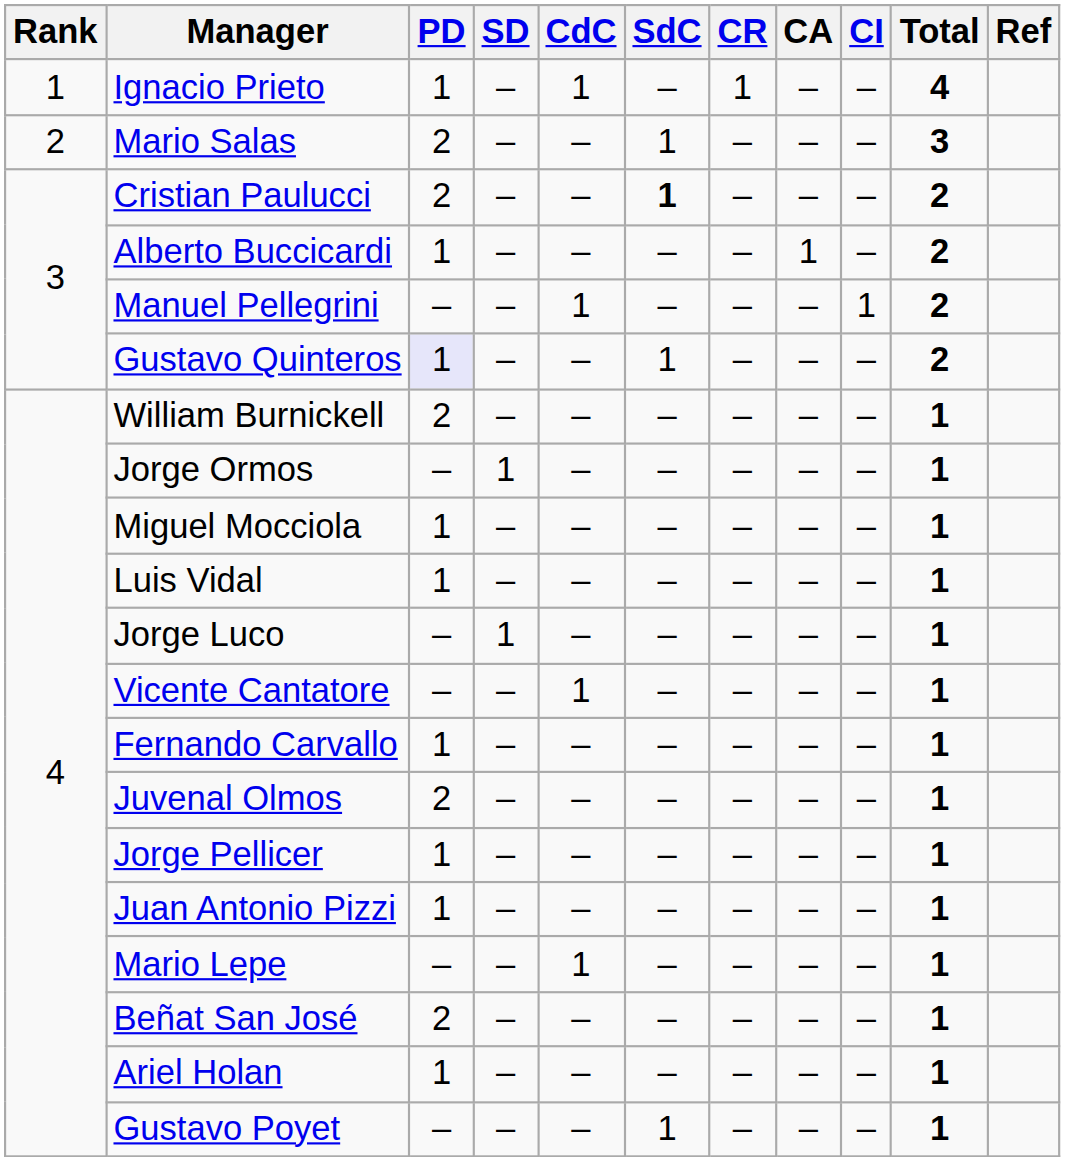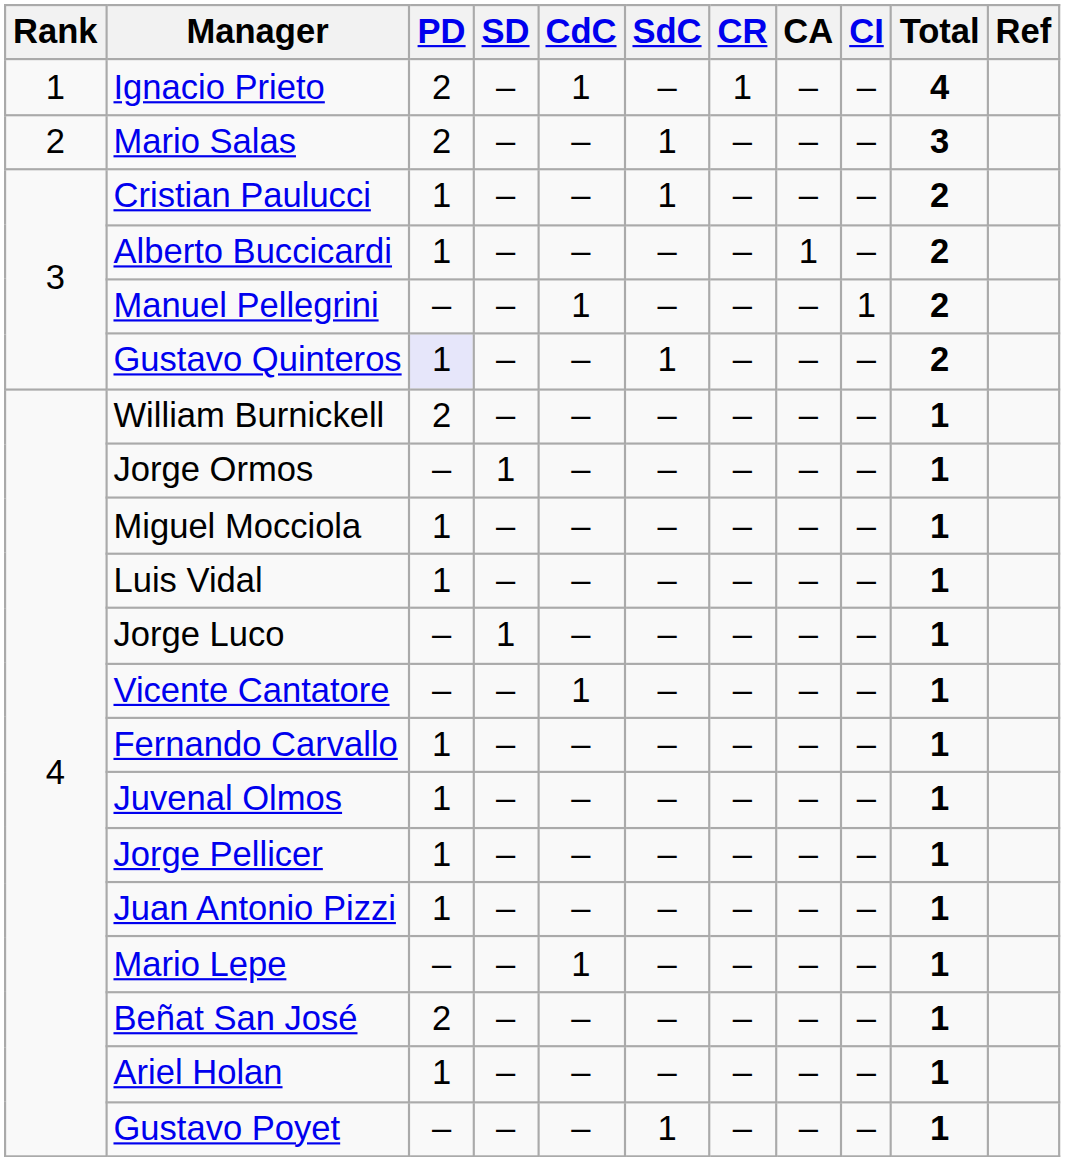(442, 86) 1 -> (442, 86) 2
(442, 196) 2 -> (442, 196) 1
(667, 196) bold -> (667, 196) normal
(442, 799) 2 -> (442, 799) 1
